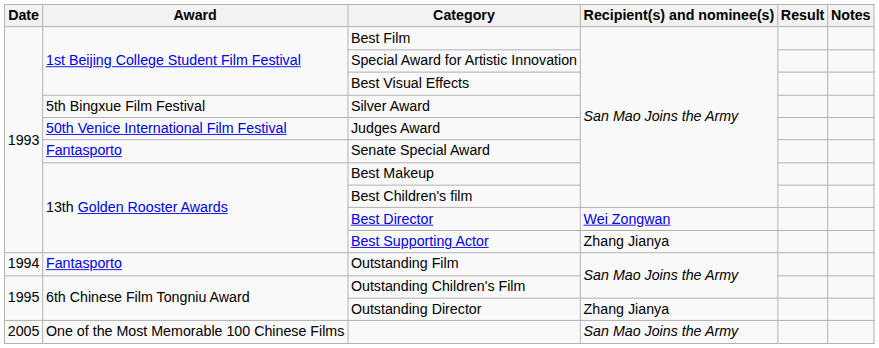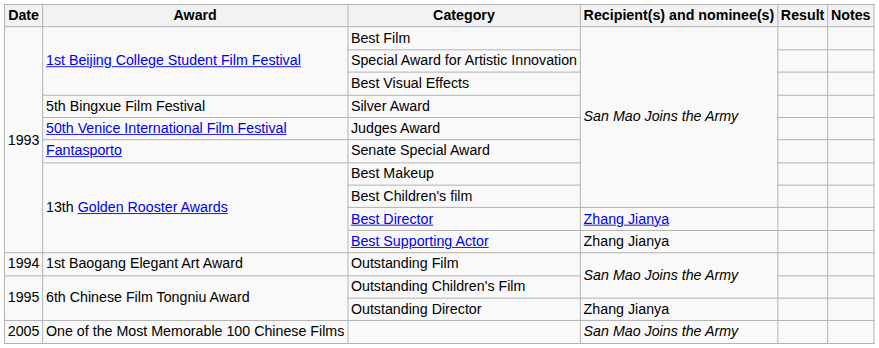(627, 219) Wei Zongwan -> (626, 219) Zhang Jianya
(84, 264) Fantasporto -> (144, 264) 1st Baogang Elegant Art Award
